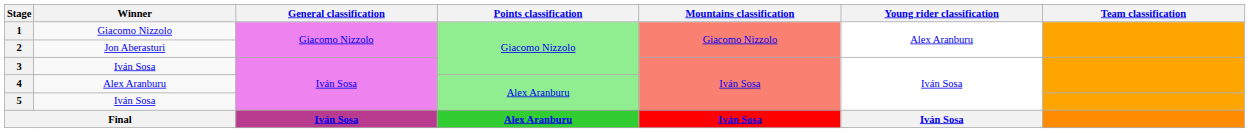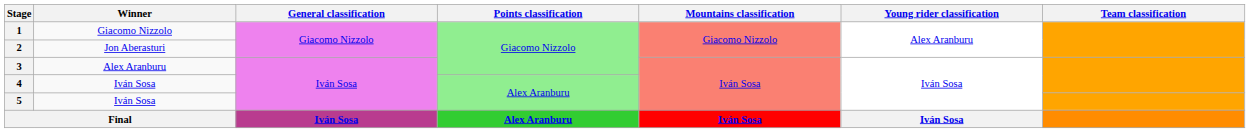(135, 66) Iván Sosa -> (135, 66) Alex Aranburu
(135, 84) Alex Aranburu -> (135, 84) Iván Sosa
